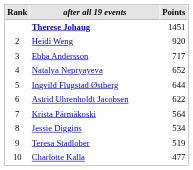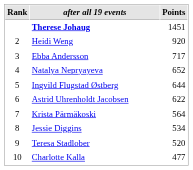(179, 143) 519 -> (179, 143) 520
